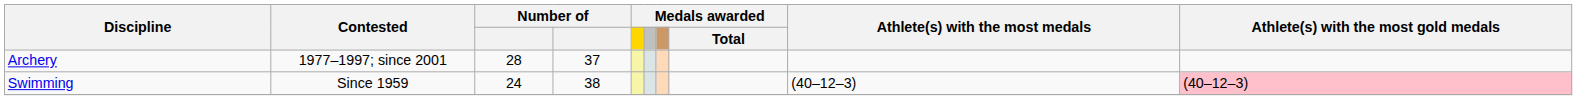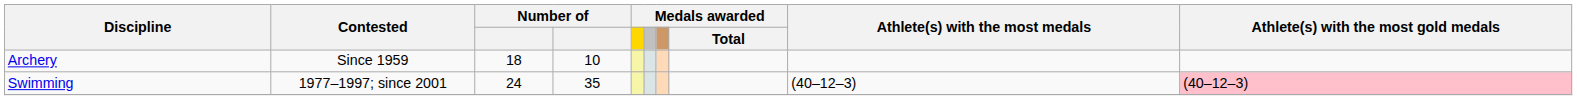(373, 61) 1977–1997; since 2001 -> (373, 61) Since 1959
(514, 61) 28 -> (514, 61) 18
(592, 61) 37 -> (592, 61) 10
(373, 84) Since 1959 -> (373, 84) 1977–1997; since 2001
(592, 84) 38 -> (592, 84) 35
